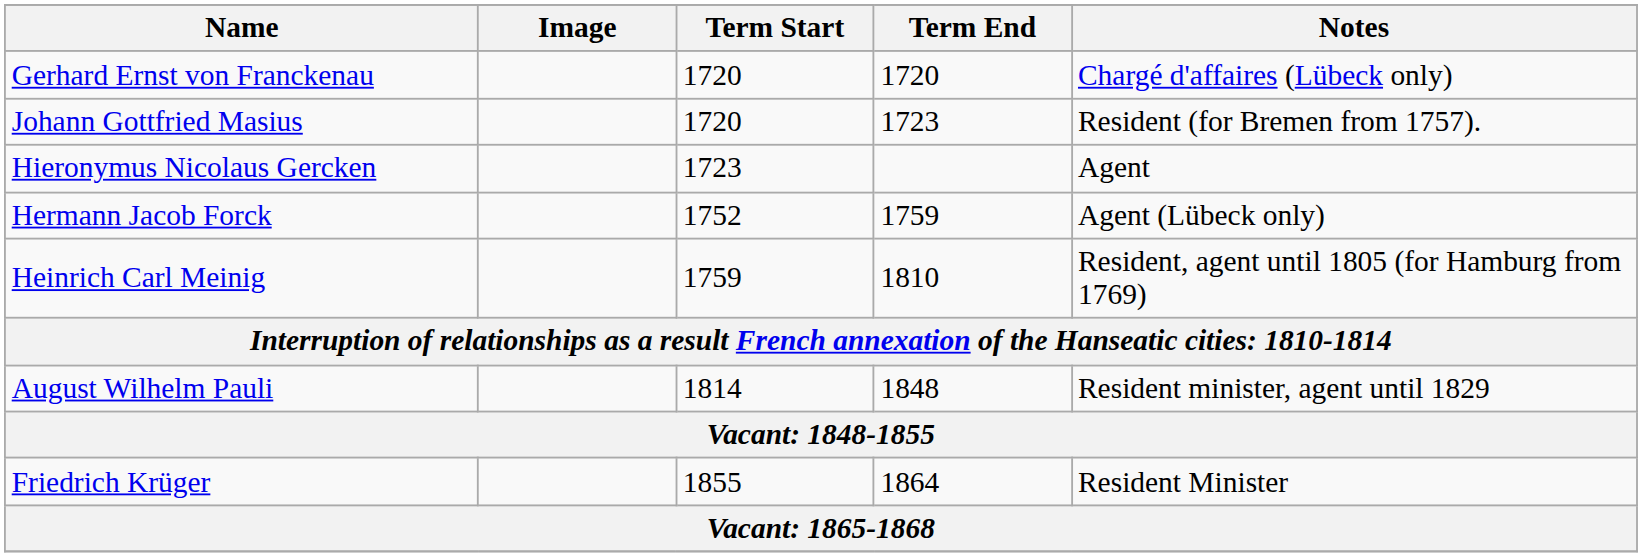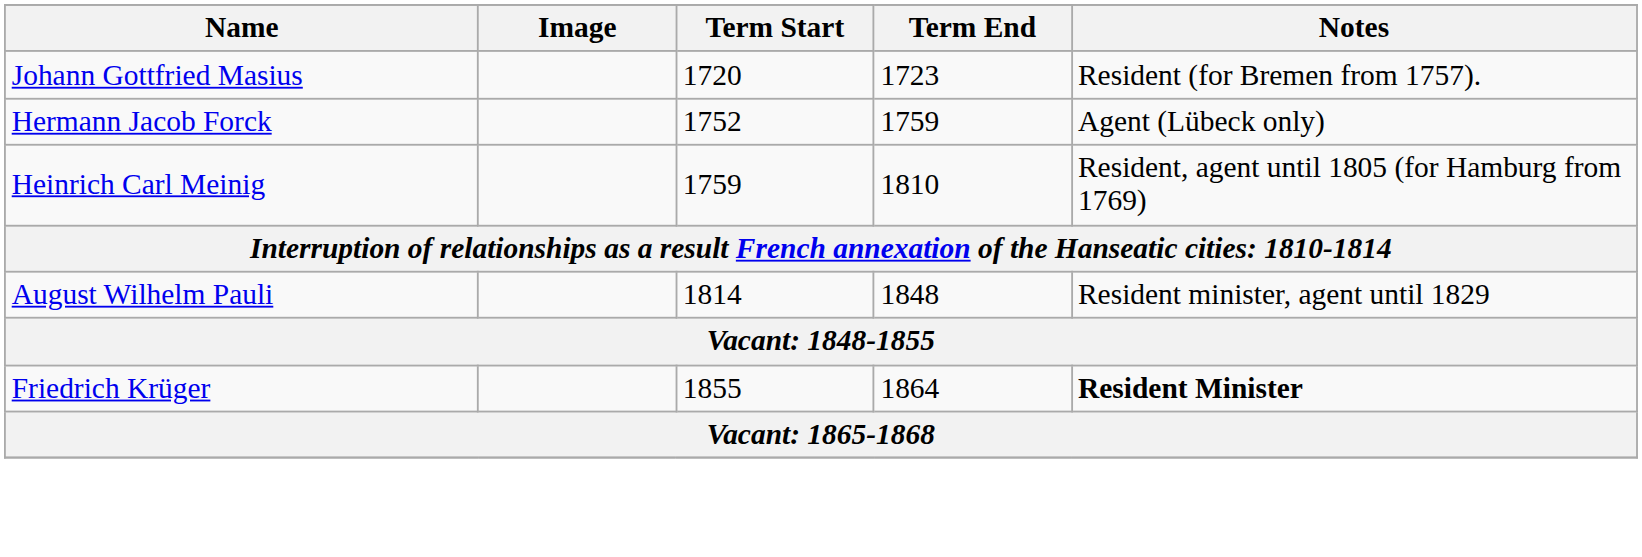- row: (193, 74)
- row: (194, 167)
(1183, 481) normal -> (1190, 387) bold
